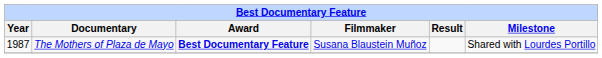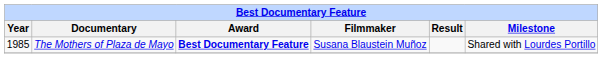(18, 45) 1987 -> (18, 45) 1985
